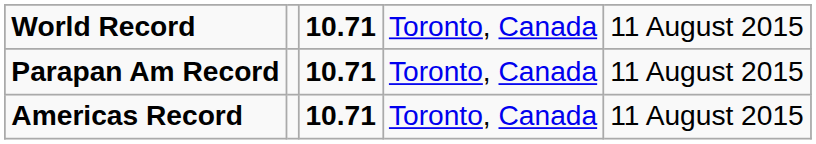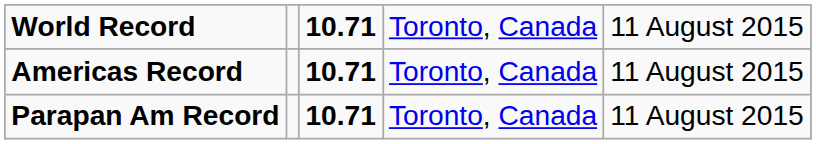rows swapped: (127, 116) <-> (145, 71)
